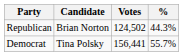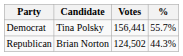rows swapped: (26, 43) <-> (29, 28)
